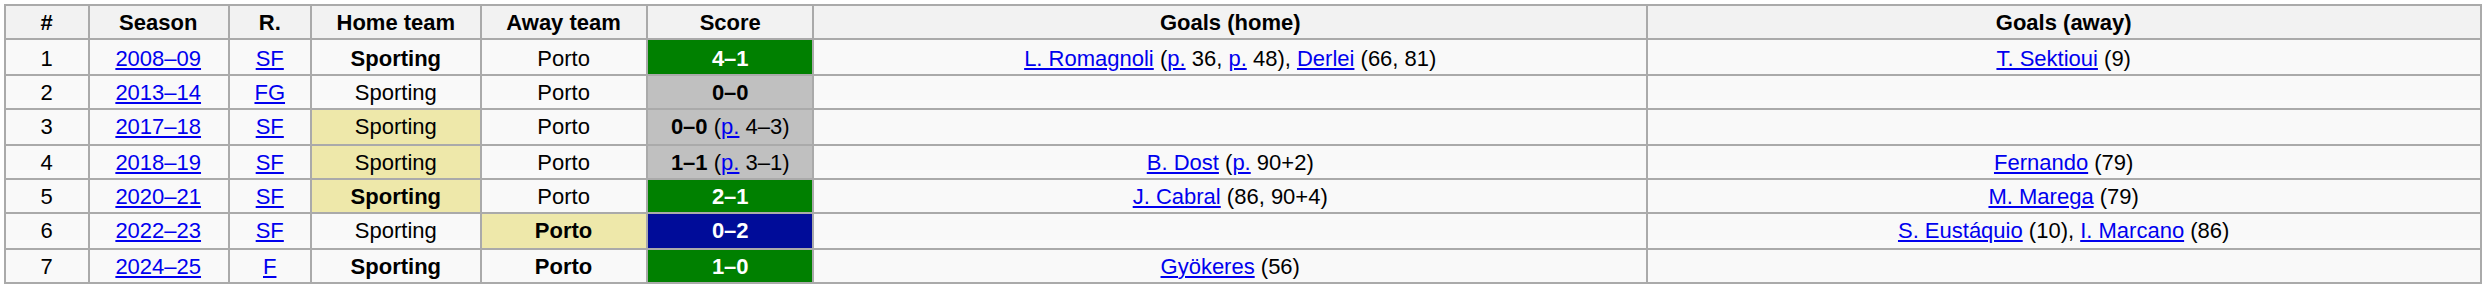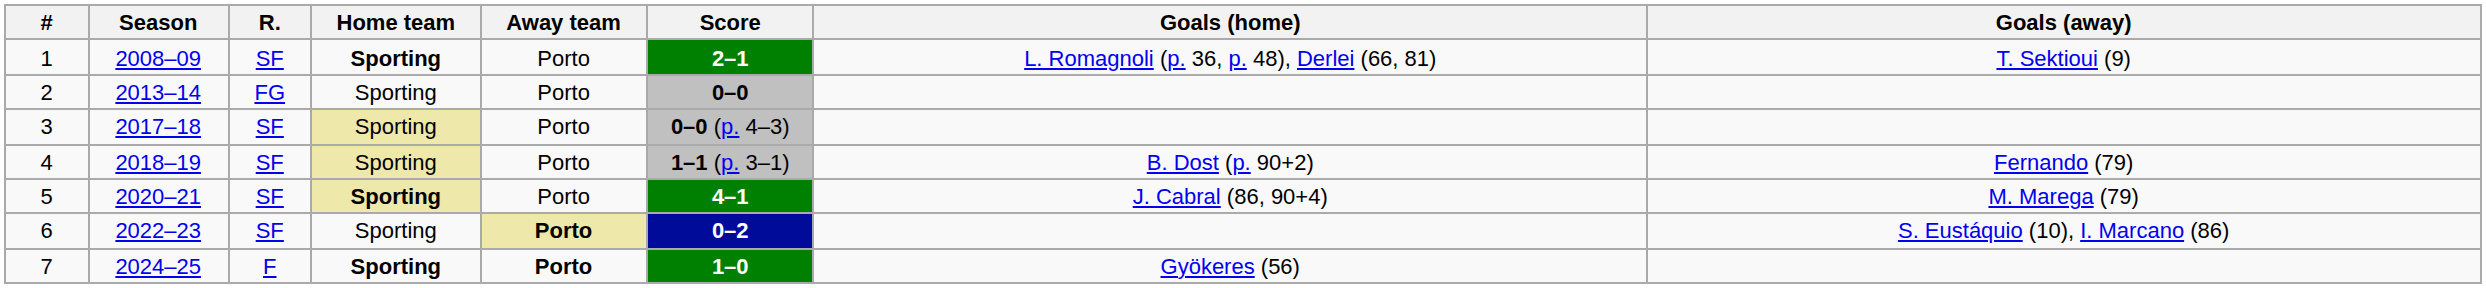(730, 57) 4–1 -> (730, 57) 2–1
(730, 196) 2–1 -> (730, 196) 4–1
